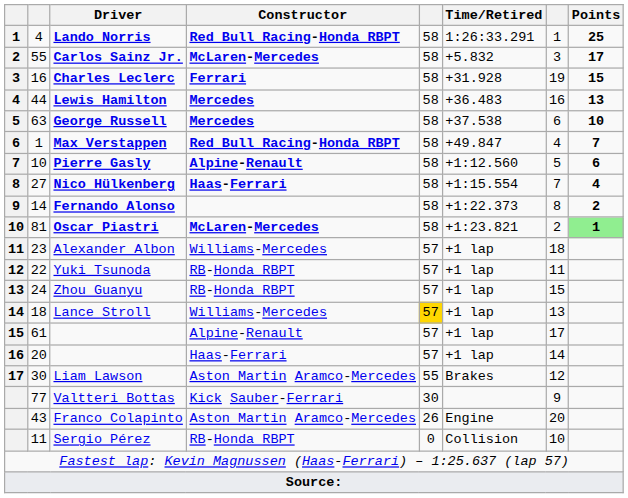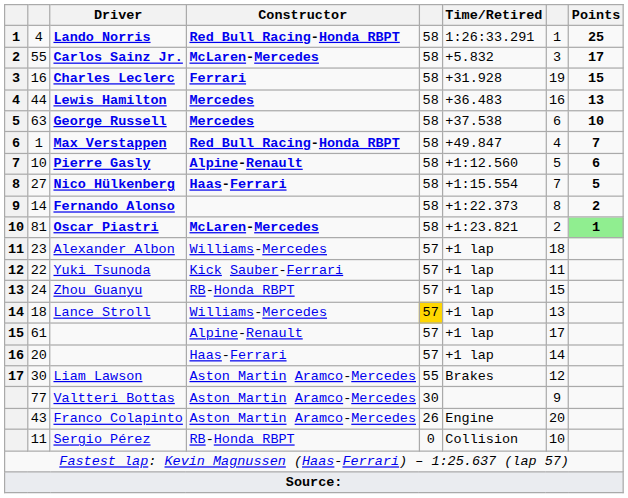(596, 185) 4 -> (596, 185) 5
(242, 270) RB-Honda RBPT -> (266, 270) Kick Sauber-Ferrari
(266, 398) Kick Sauber-Ferrari -> (303, 398) Aston Martin Aramco-Mercedes
